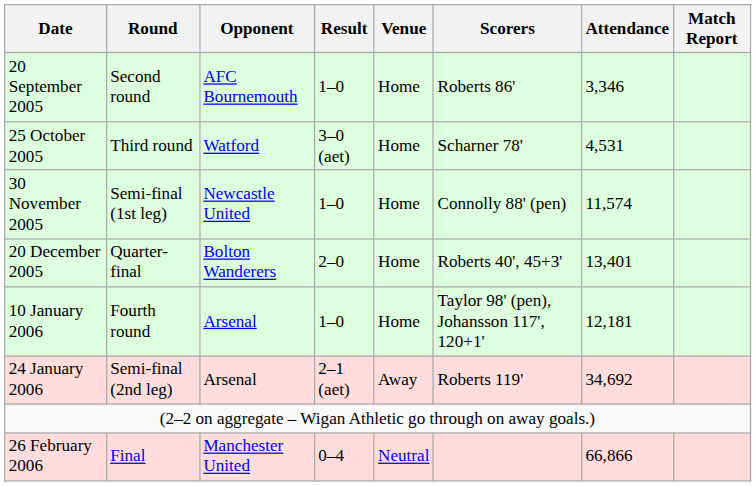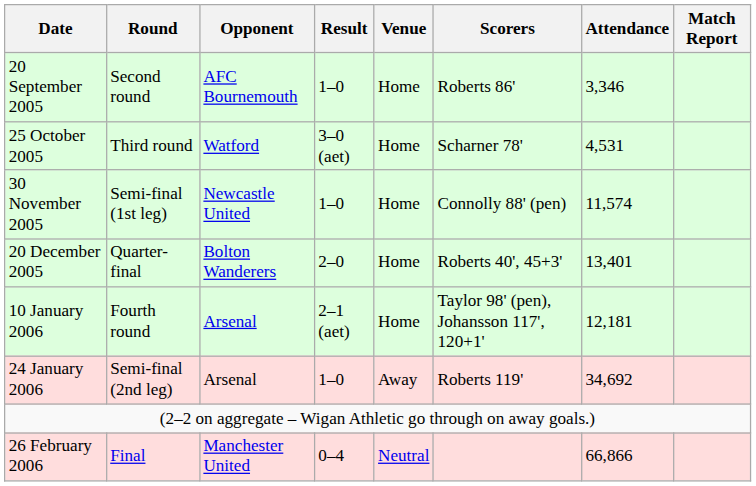(331, 320) 1–0 -> (334, 320) 2–1 (aet)
(334, 379) 2–1 (aet) -> (331, 379) 1–0
